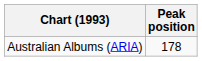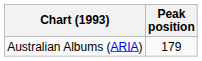(171, 46) 178 -> (171, 46) 179
